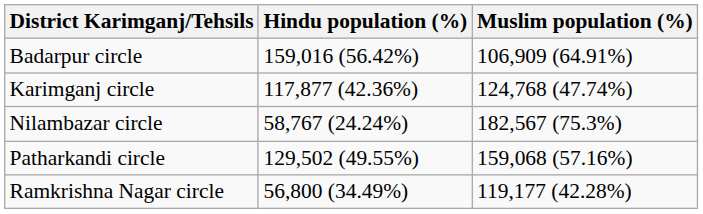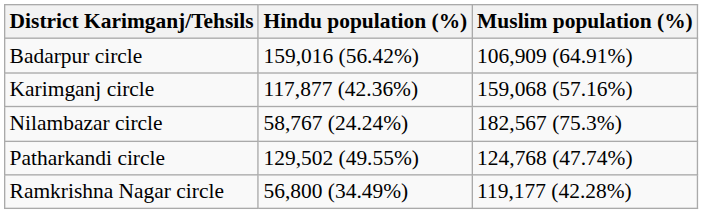(555, 89) 124,768 (47.74%) -> (555, 89) 159,068 (57.16%)
(555, 157) 159,068 (57.16%) -> (555, 157) 124,768 (47.74%)
